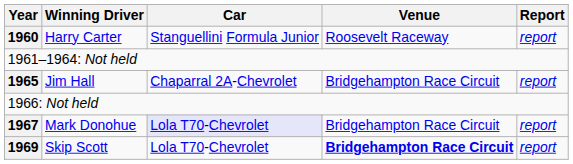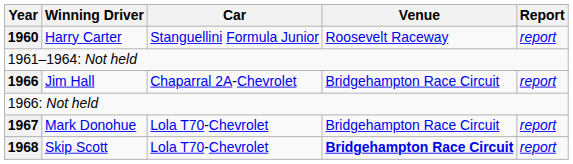(23, 81) 1965 -> (23, 81) 1966
(209, 125) lavender background -> (209, 125) no background
(23, 147) 1969 -> (23, 147) 1968
